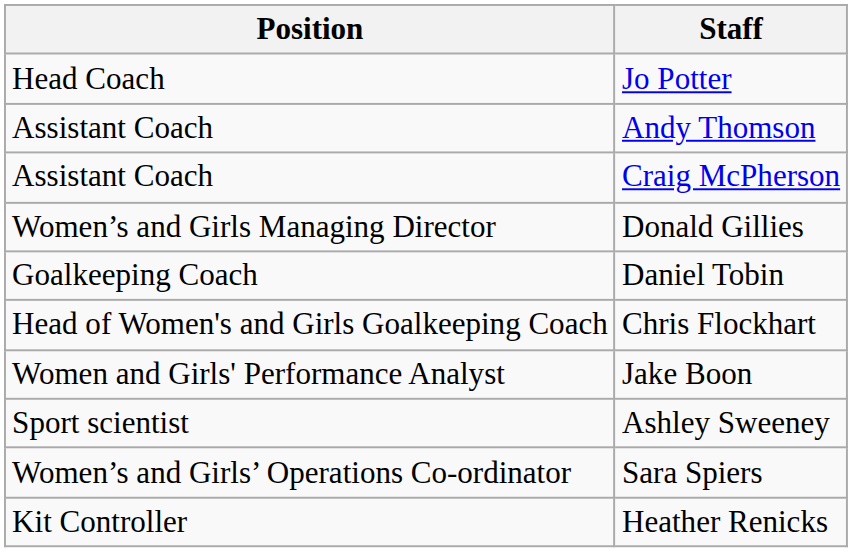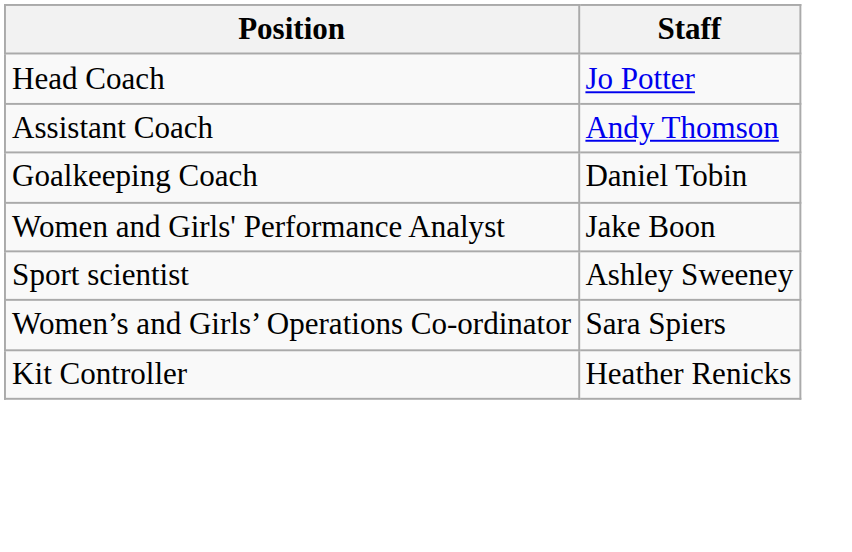- row: (731, 176)
- row: (713, 226)
- row: (719, 324)
